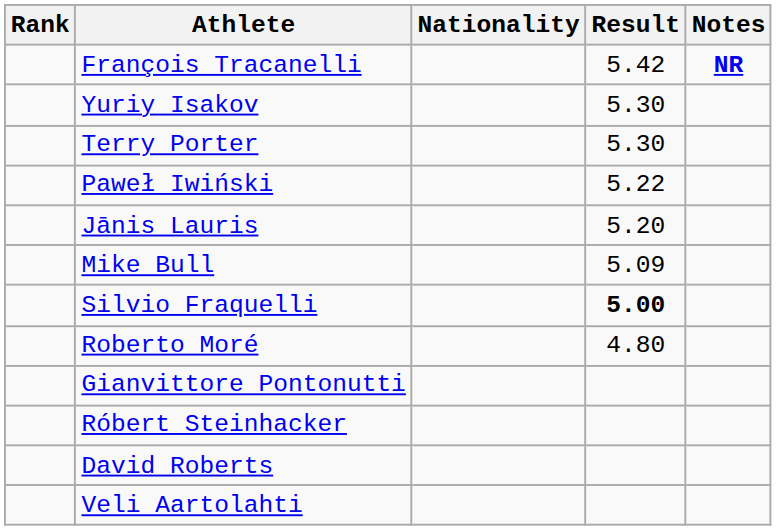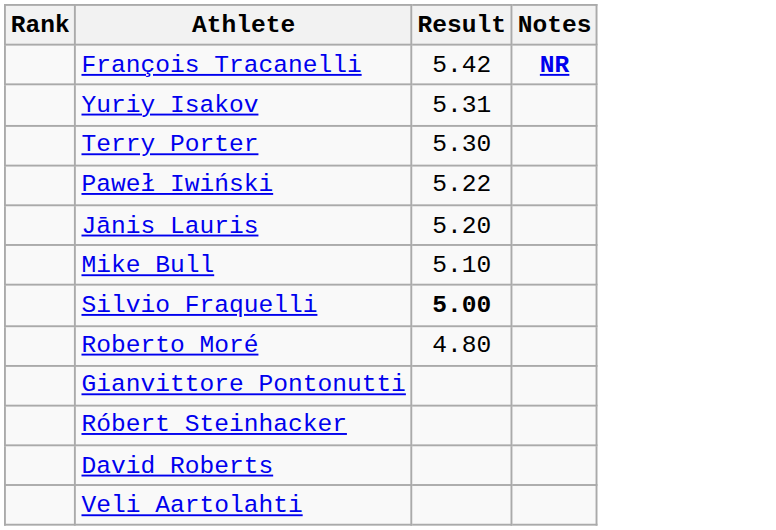- column: (499, 25)
(636, 105) 5.30 -> (462, 105) 5.31
(636, 265) 5.09 -> (462, 265) 5.10
